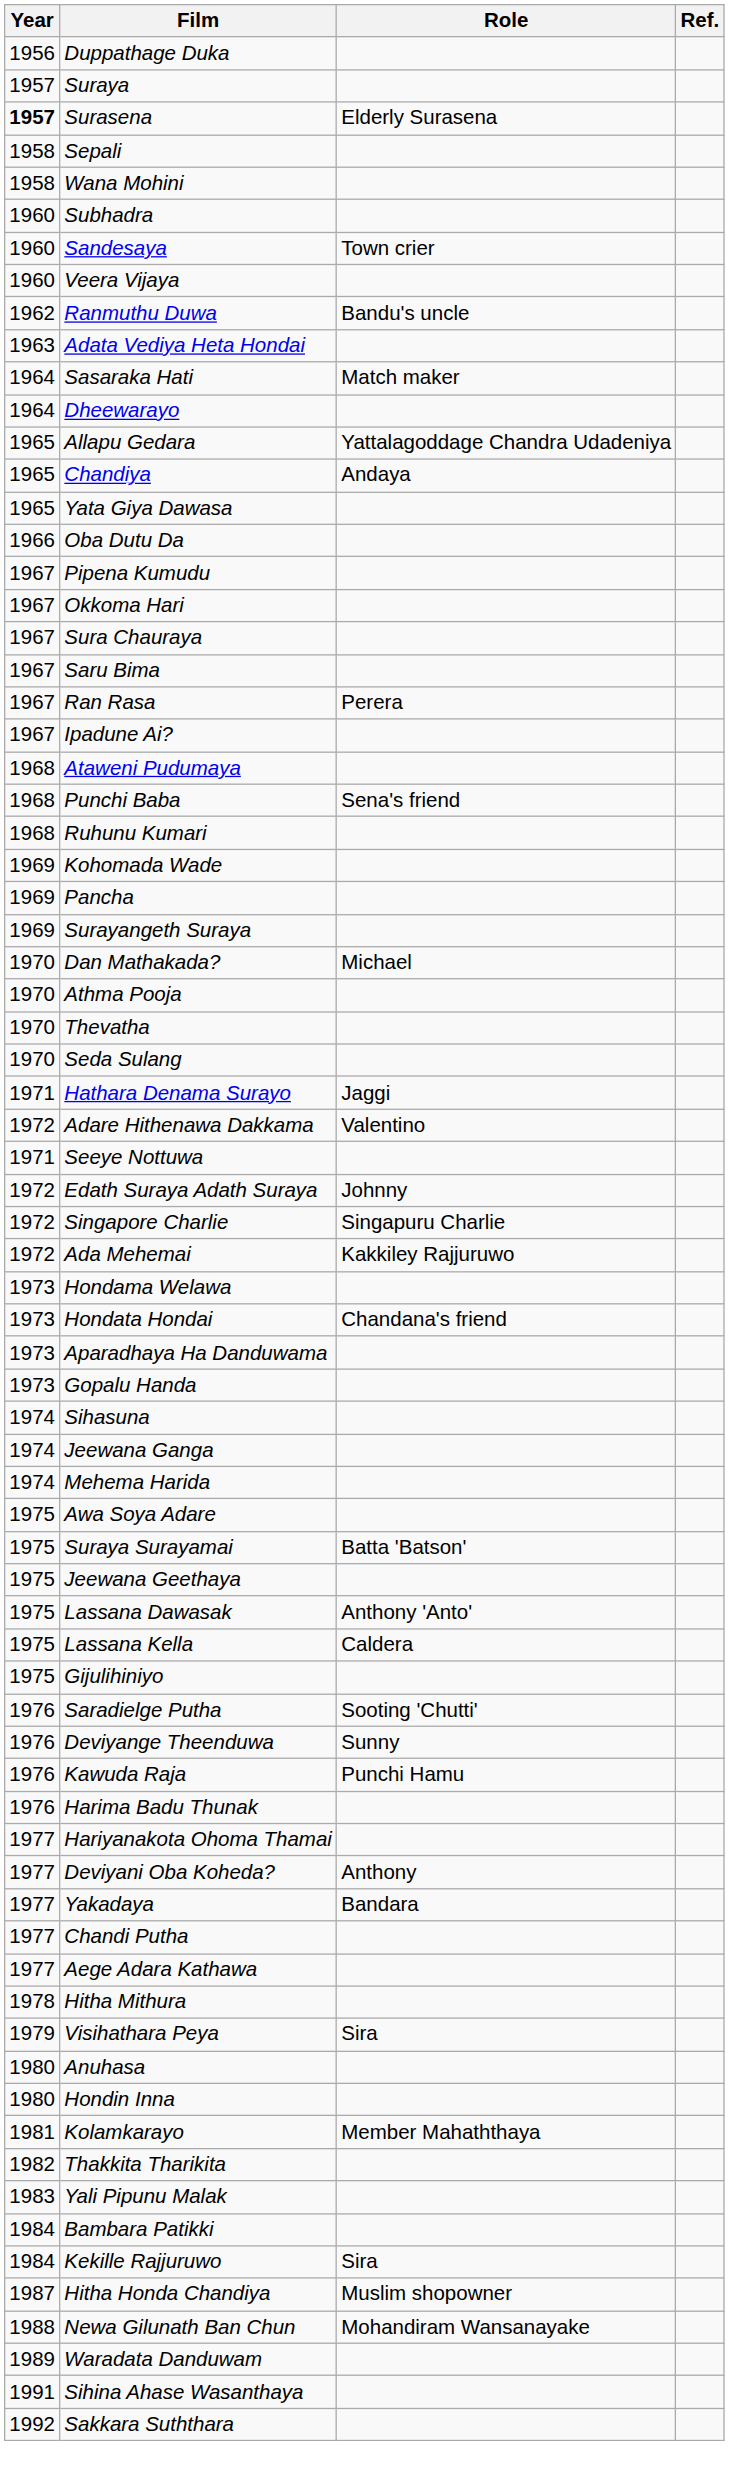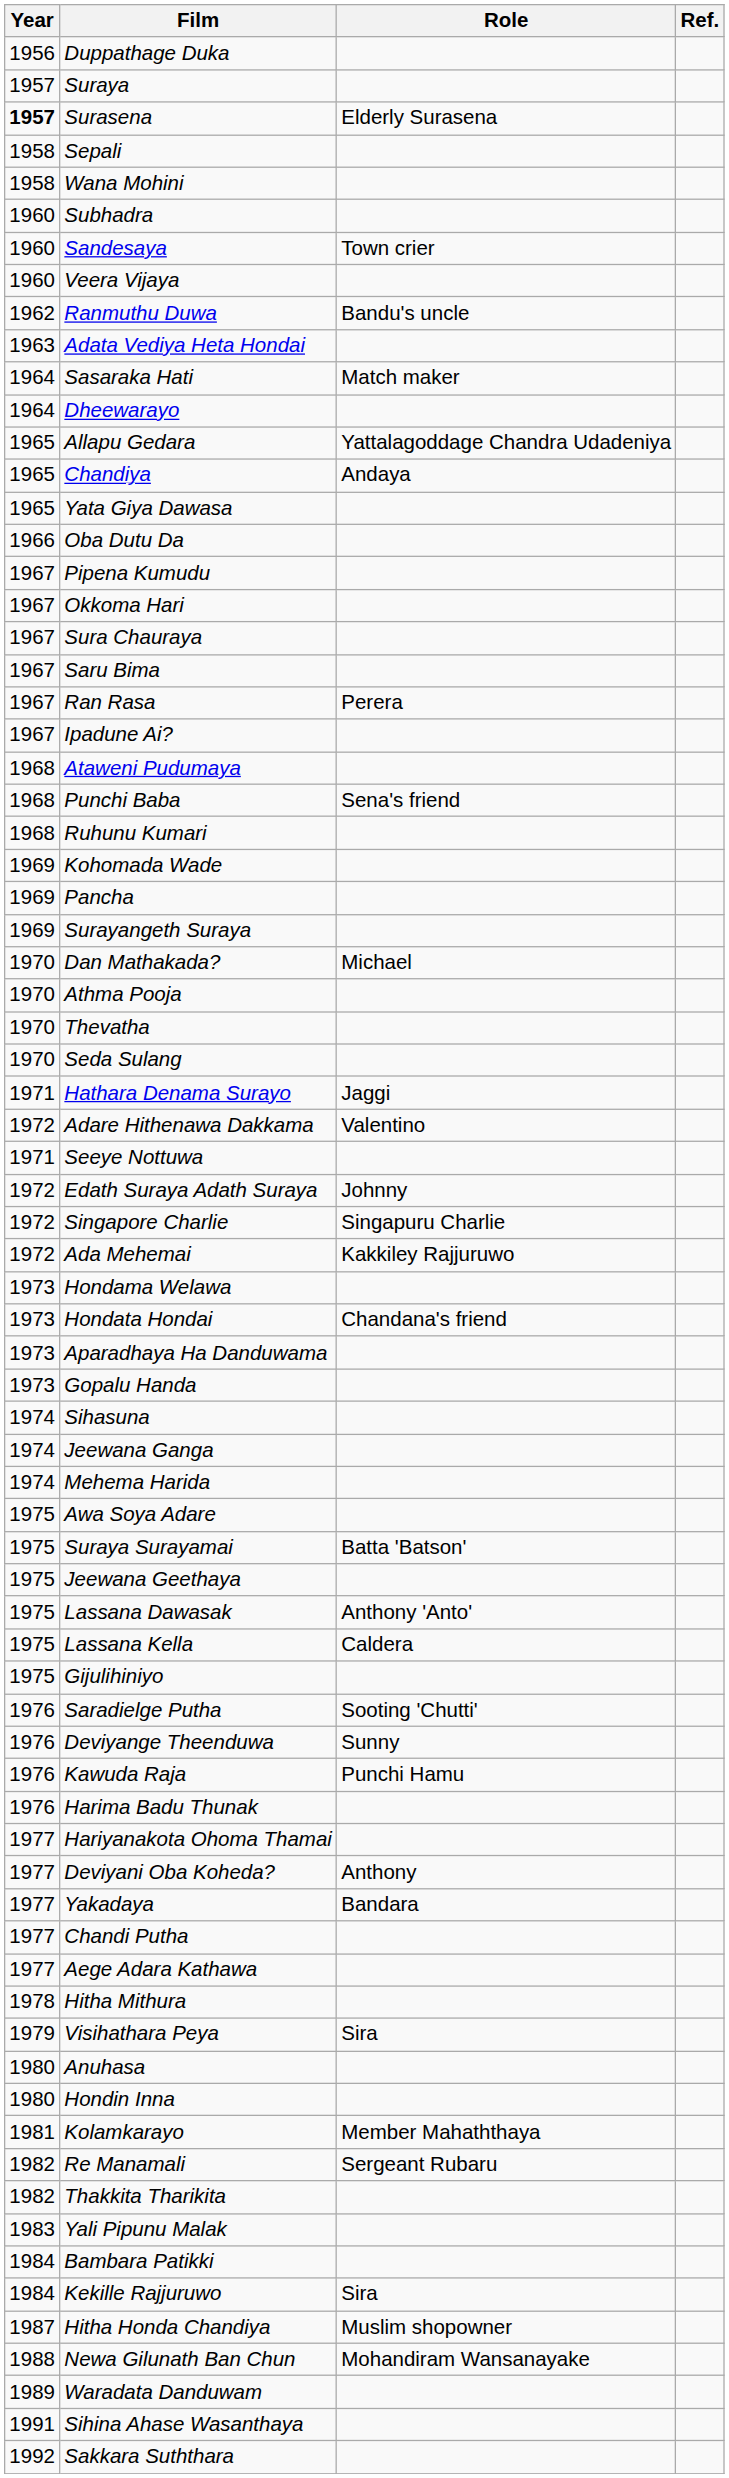+ row: (125, 2164)
